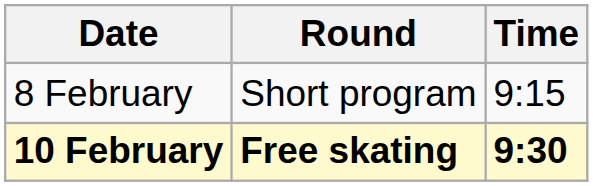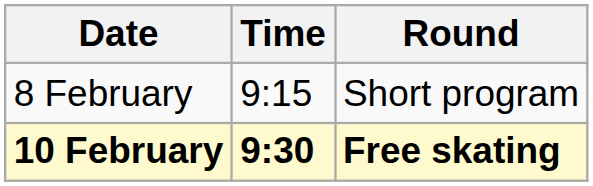columns swapped: (536, 33) <-> (358, 33)
